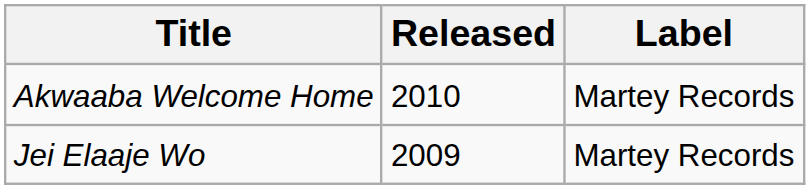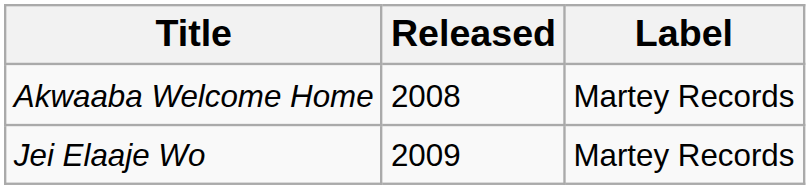(426, 96) 2010 -> (426, 96) 2008
